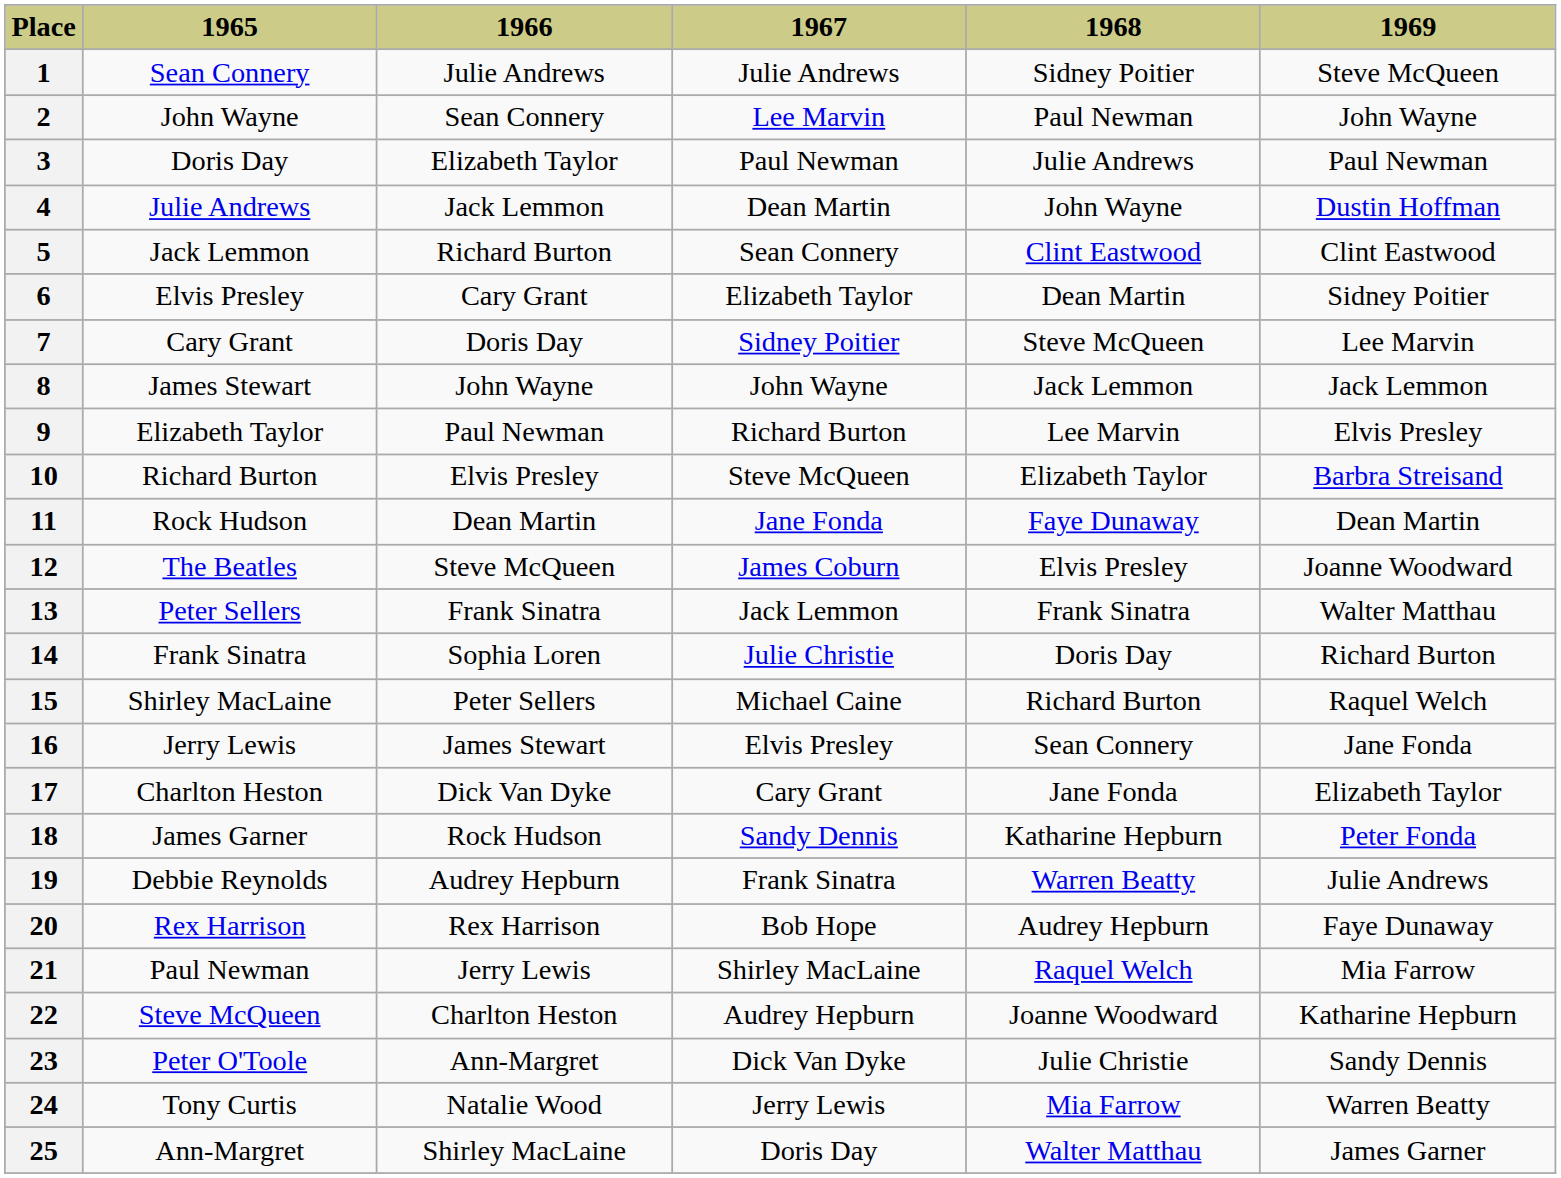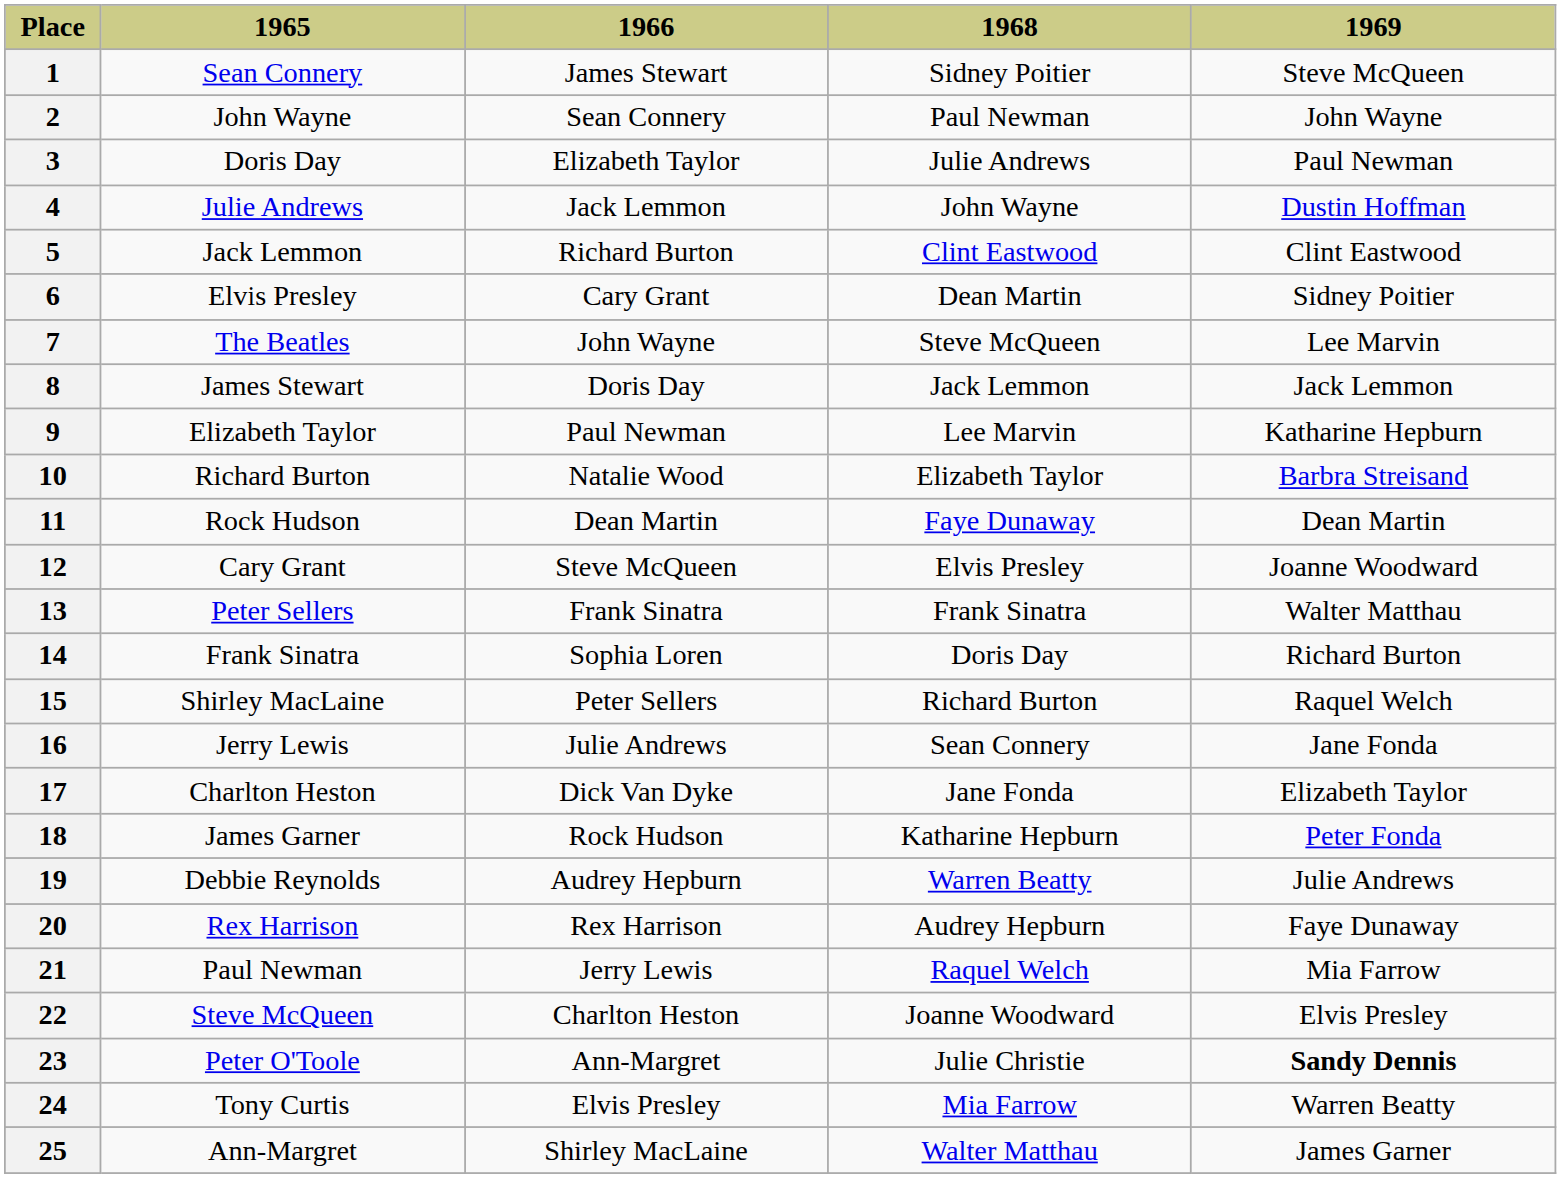- column: (819, 26)
(524, 71) Julie Andrews -> (646, 71) James Stewart
(230, 341) Cary Grant -> (282, 341) The Beatles
(524, 341) Doris Day -> (646, 341) John Wayne
(524, 386) John Wayne -> (646, 386) Doris Day
(1408, 431) Elvis Presley -> (1373, 431) Katharine Hepburn
(524, 476) Elvis Presley -> (646, 476) Natalie Wood
(230, 565) The Beatles -> (282, 565) Cary Grant
(524, 745) James Stewart -> (646, 745) Julie Andrews
(1408, 1015) Katharine Hepburn -> (1373, 1015) Elvis Presley
(1408, 1059) normal -> (1373, 1059) bold
(524, 1104) Natalie Wood -> (646, 1104) Elvis Presley
